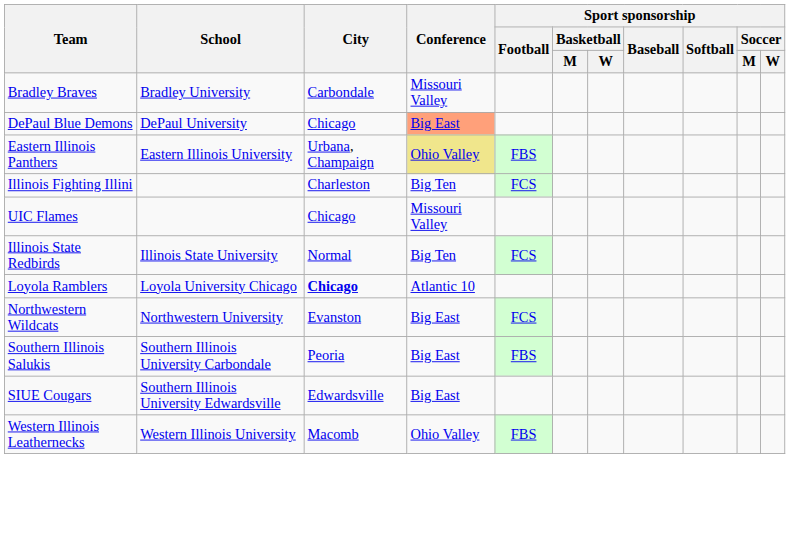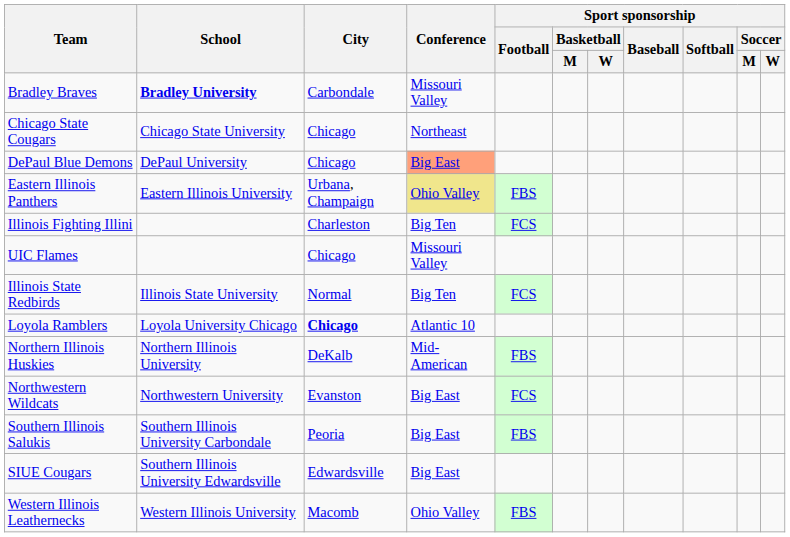(195, 92) normal -> (198, 92) bold
+ row: (48, 131)
+ row: (56, 356)
